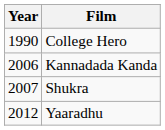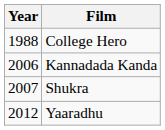(23, 40) 1990 -> (23, 40) 1988
